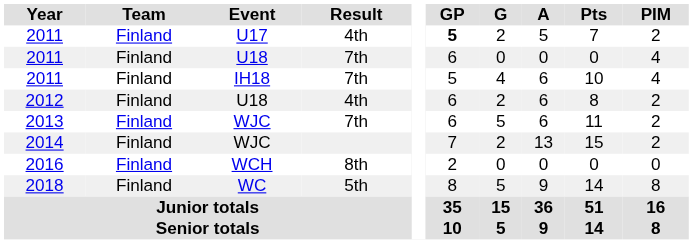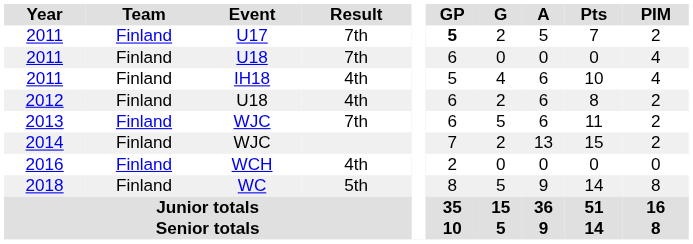(356, 36) 4th -> (356, 36) 7th
(356, 78) 7th -> (356, 78) 4th
(356, 164) 8th -> (356, 164) 4th
